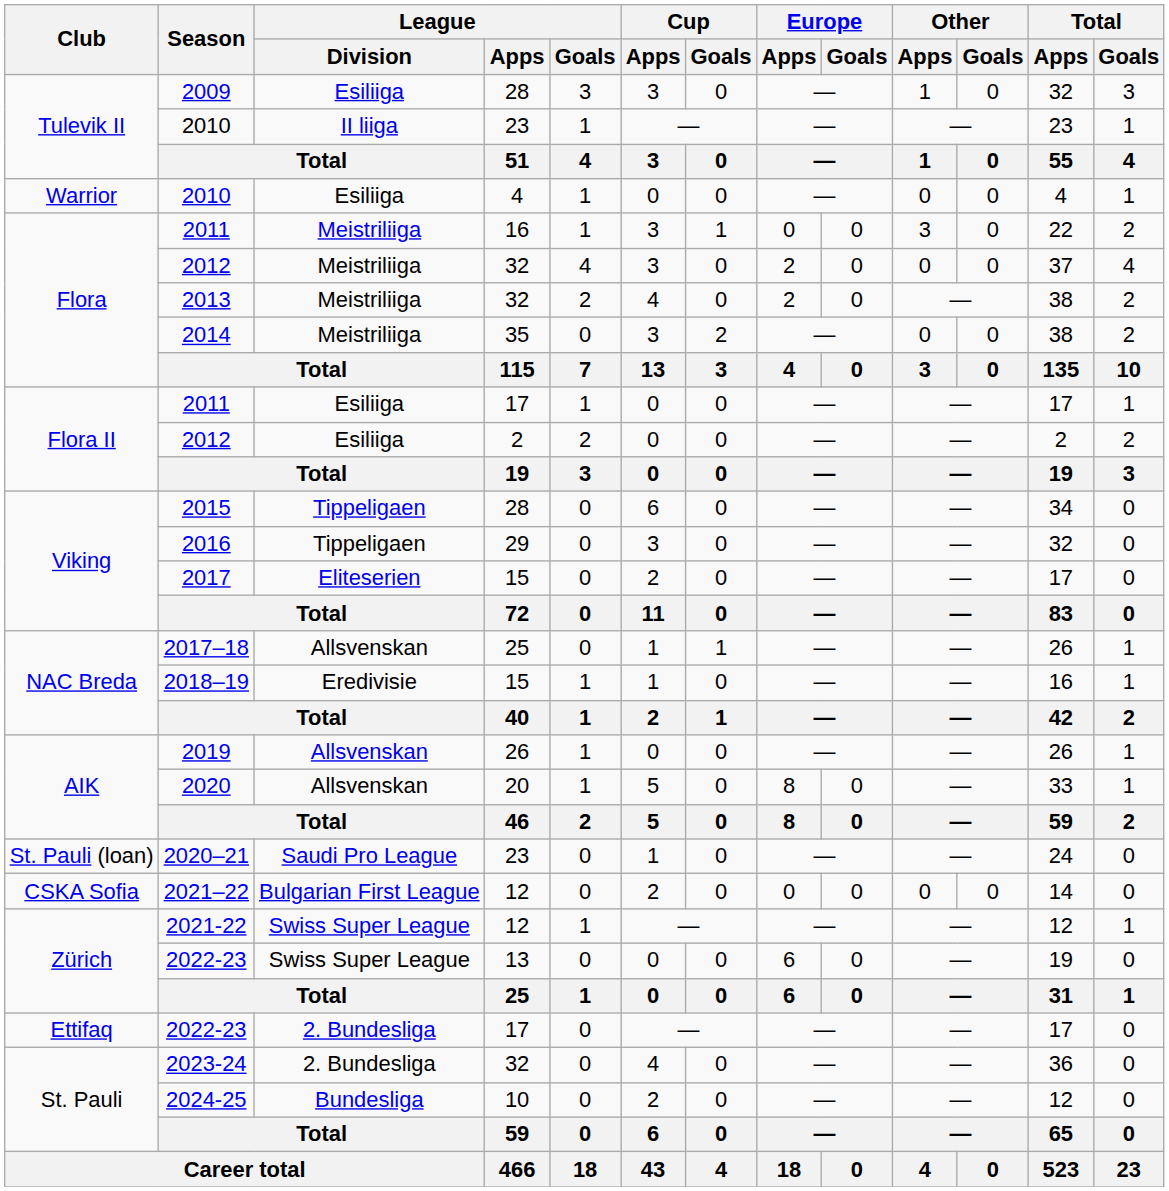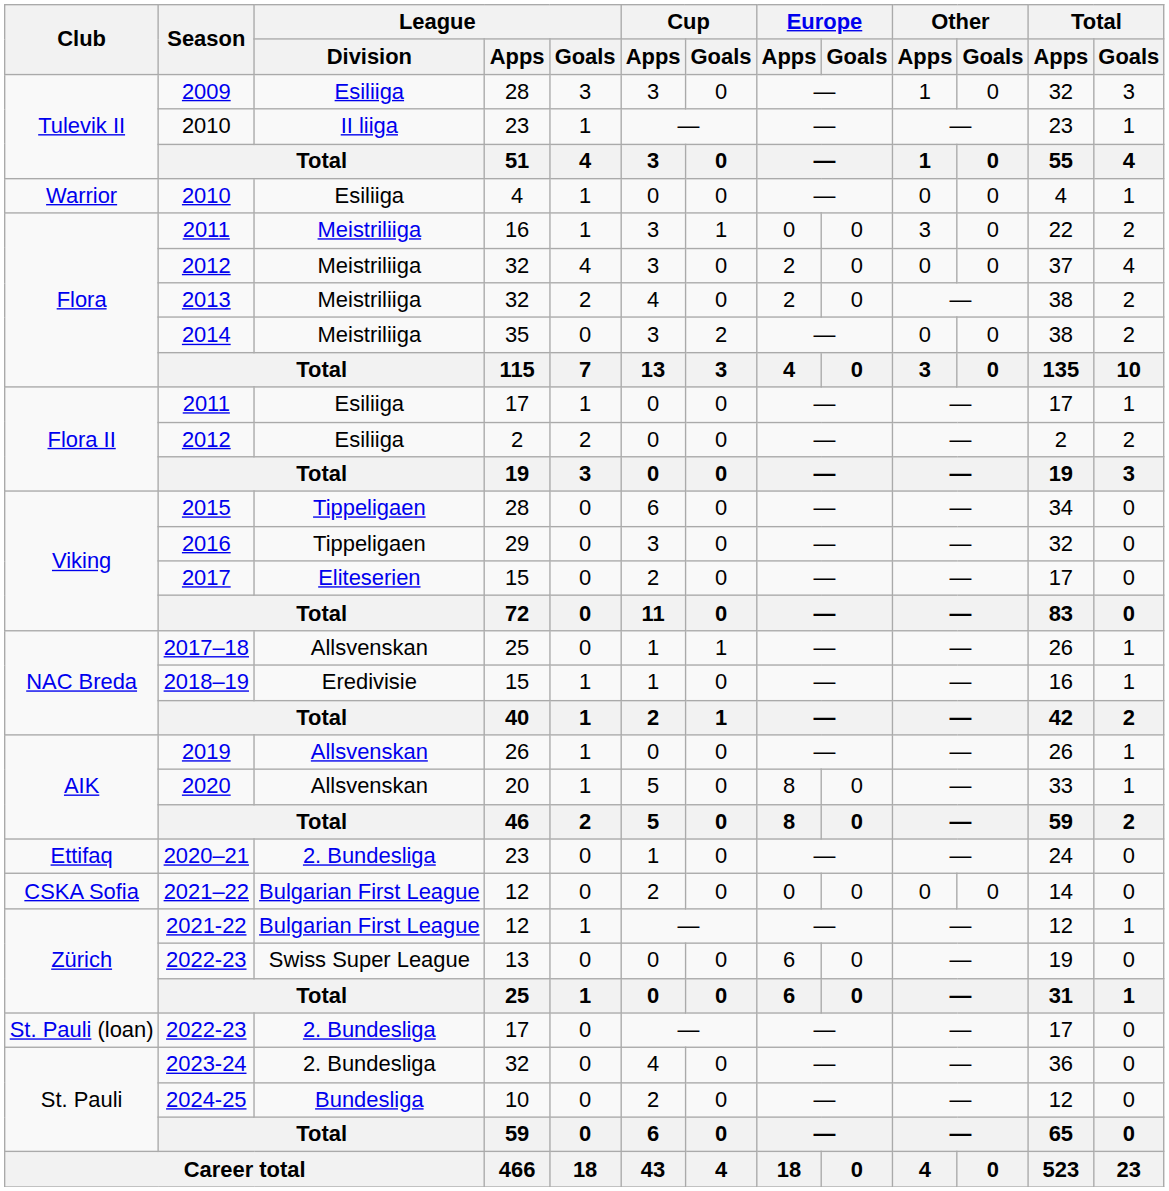(82, 856) St. Pauli (loan) -> (82, 856) Ettifaq
(369, 856) Saudi Pro League -> (369, 856) 2. Bundesliga
(369, 925) Swiss Super League -> (369, 925) Bulgarian First League
(82, 1030) Ettifaq -> (82, 1030) St. Pauli (loan)
